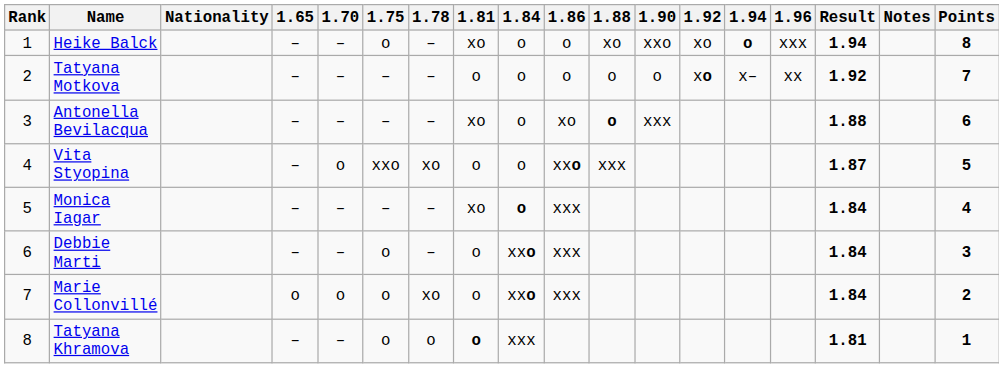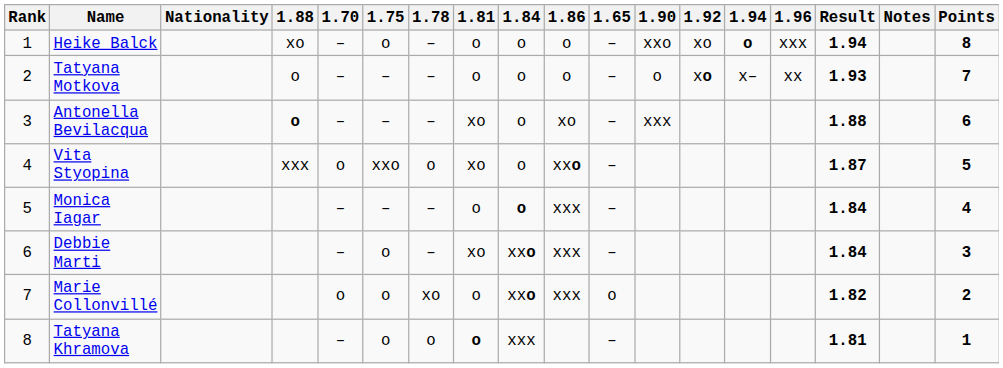columns swapped: (295, 17) <-> (612, 17)
(476, 43) xo -> (476, 43) o
(848, 78) 1.92 -> (848, 78) 1.93
(431, 165) xo -> (431, 165) o
(476, 165) o -> (476, 165) xo
(476, 209) xo -> (476, 209) o
(476, 253) o -> (476, 253) xo
(848, 297) 1.84 -> (848, 297) 1.82
